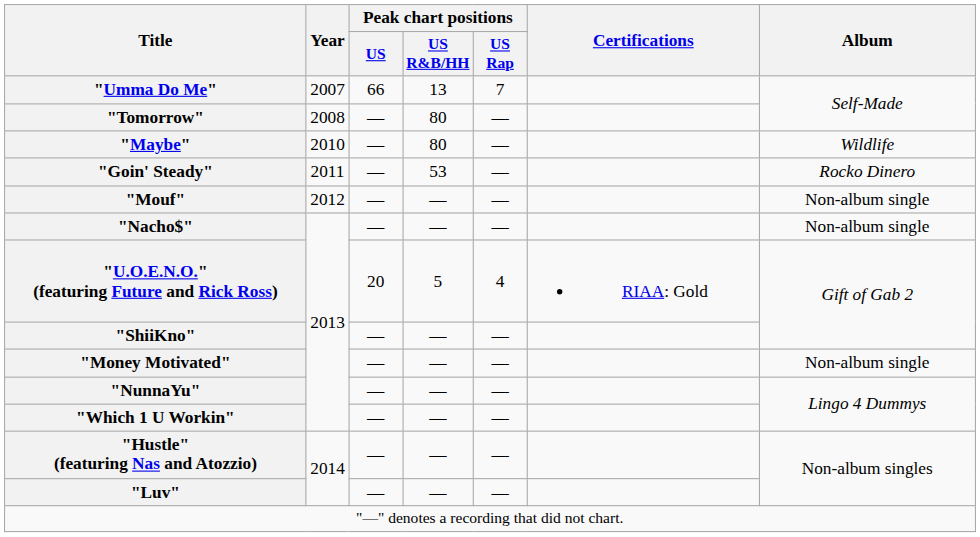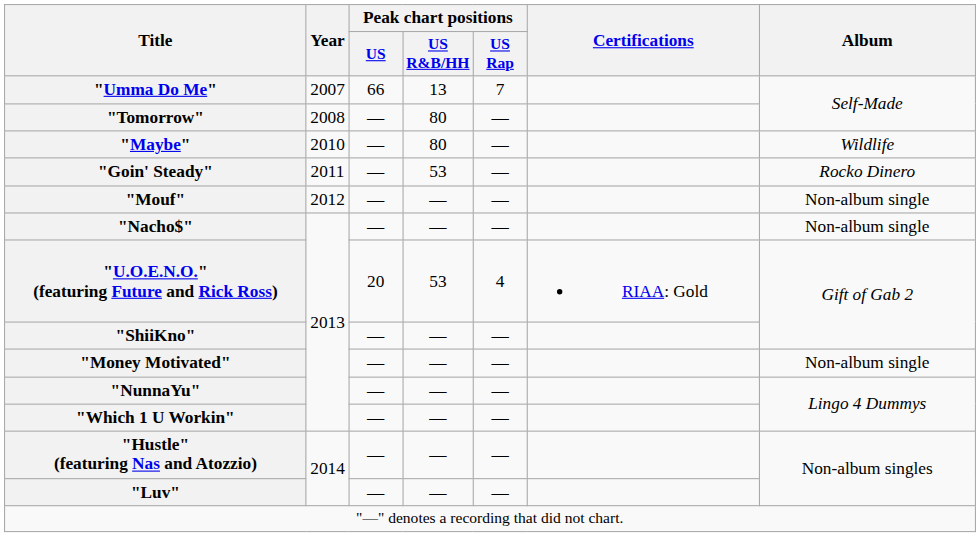(438, 281) 5 -> (438, 281) 53
